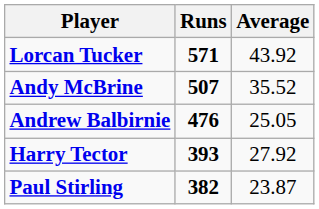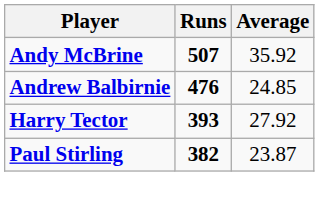- row: (76, 54)
(273, 87) 35.52 -> (273, 54) 35.92
(273, 120) 25.05 -> (273, 87) 24.85
